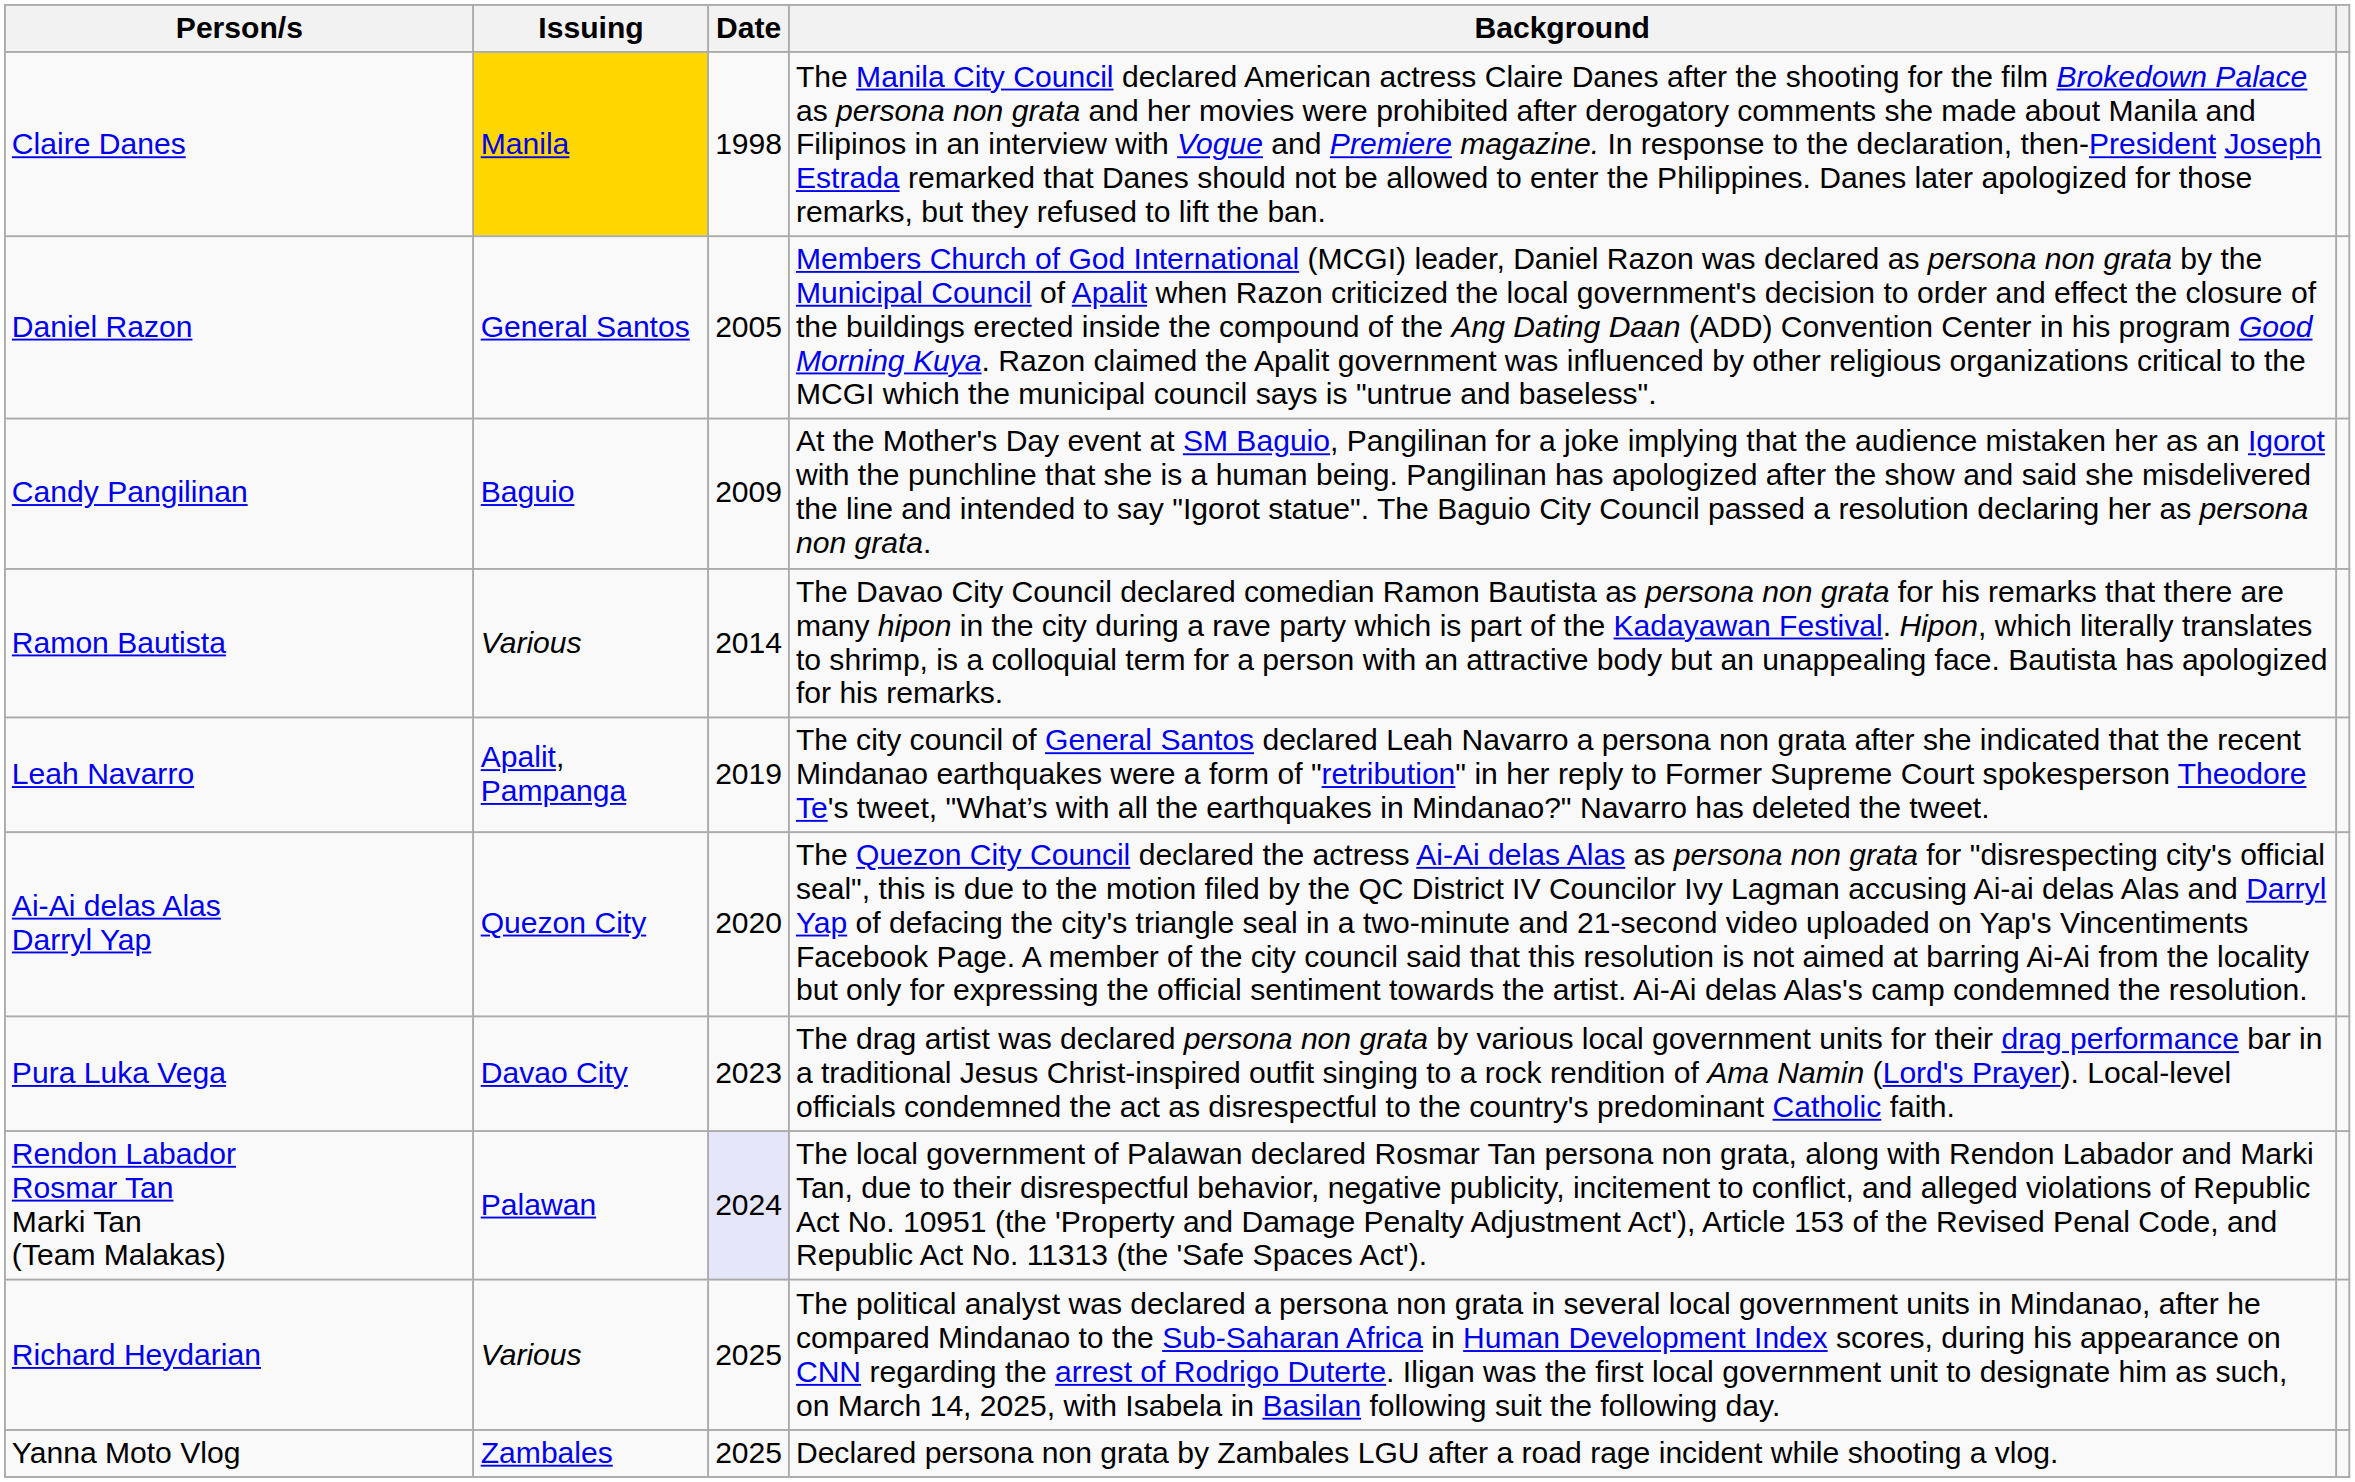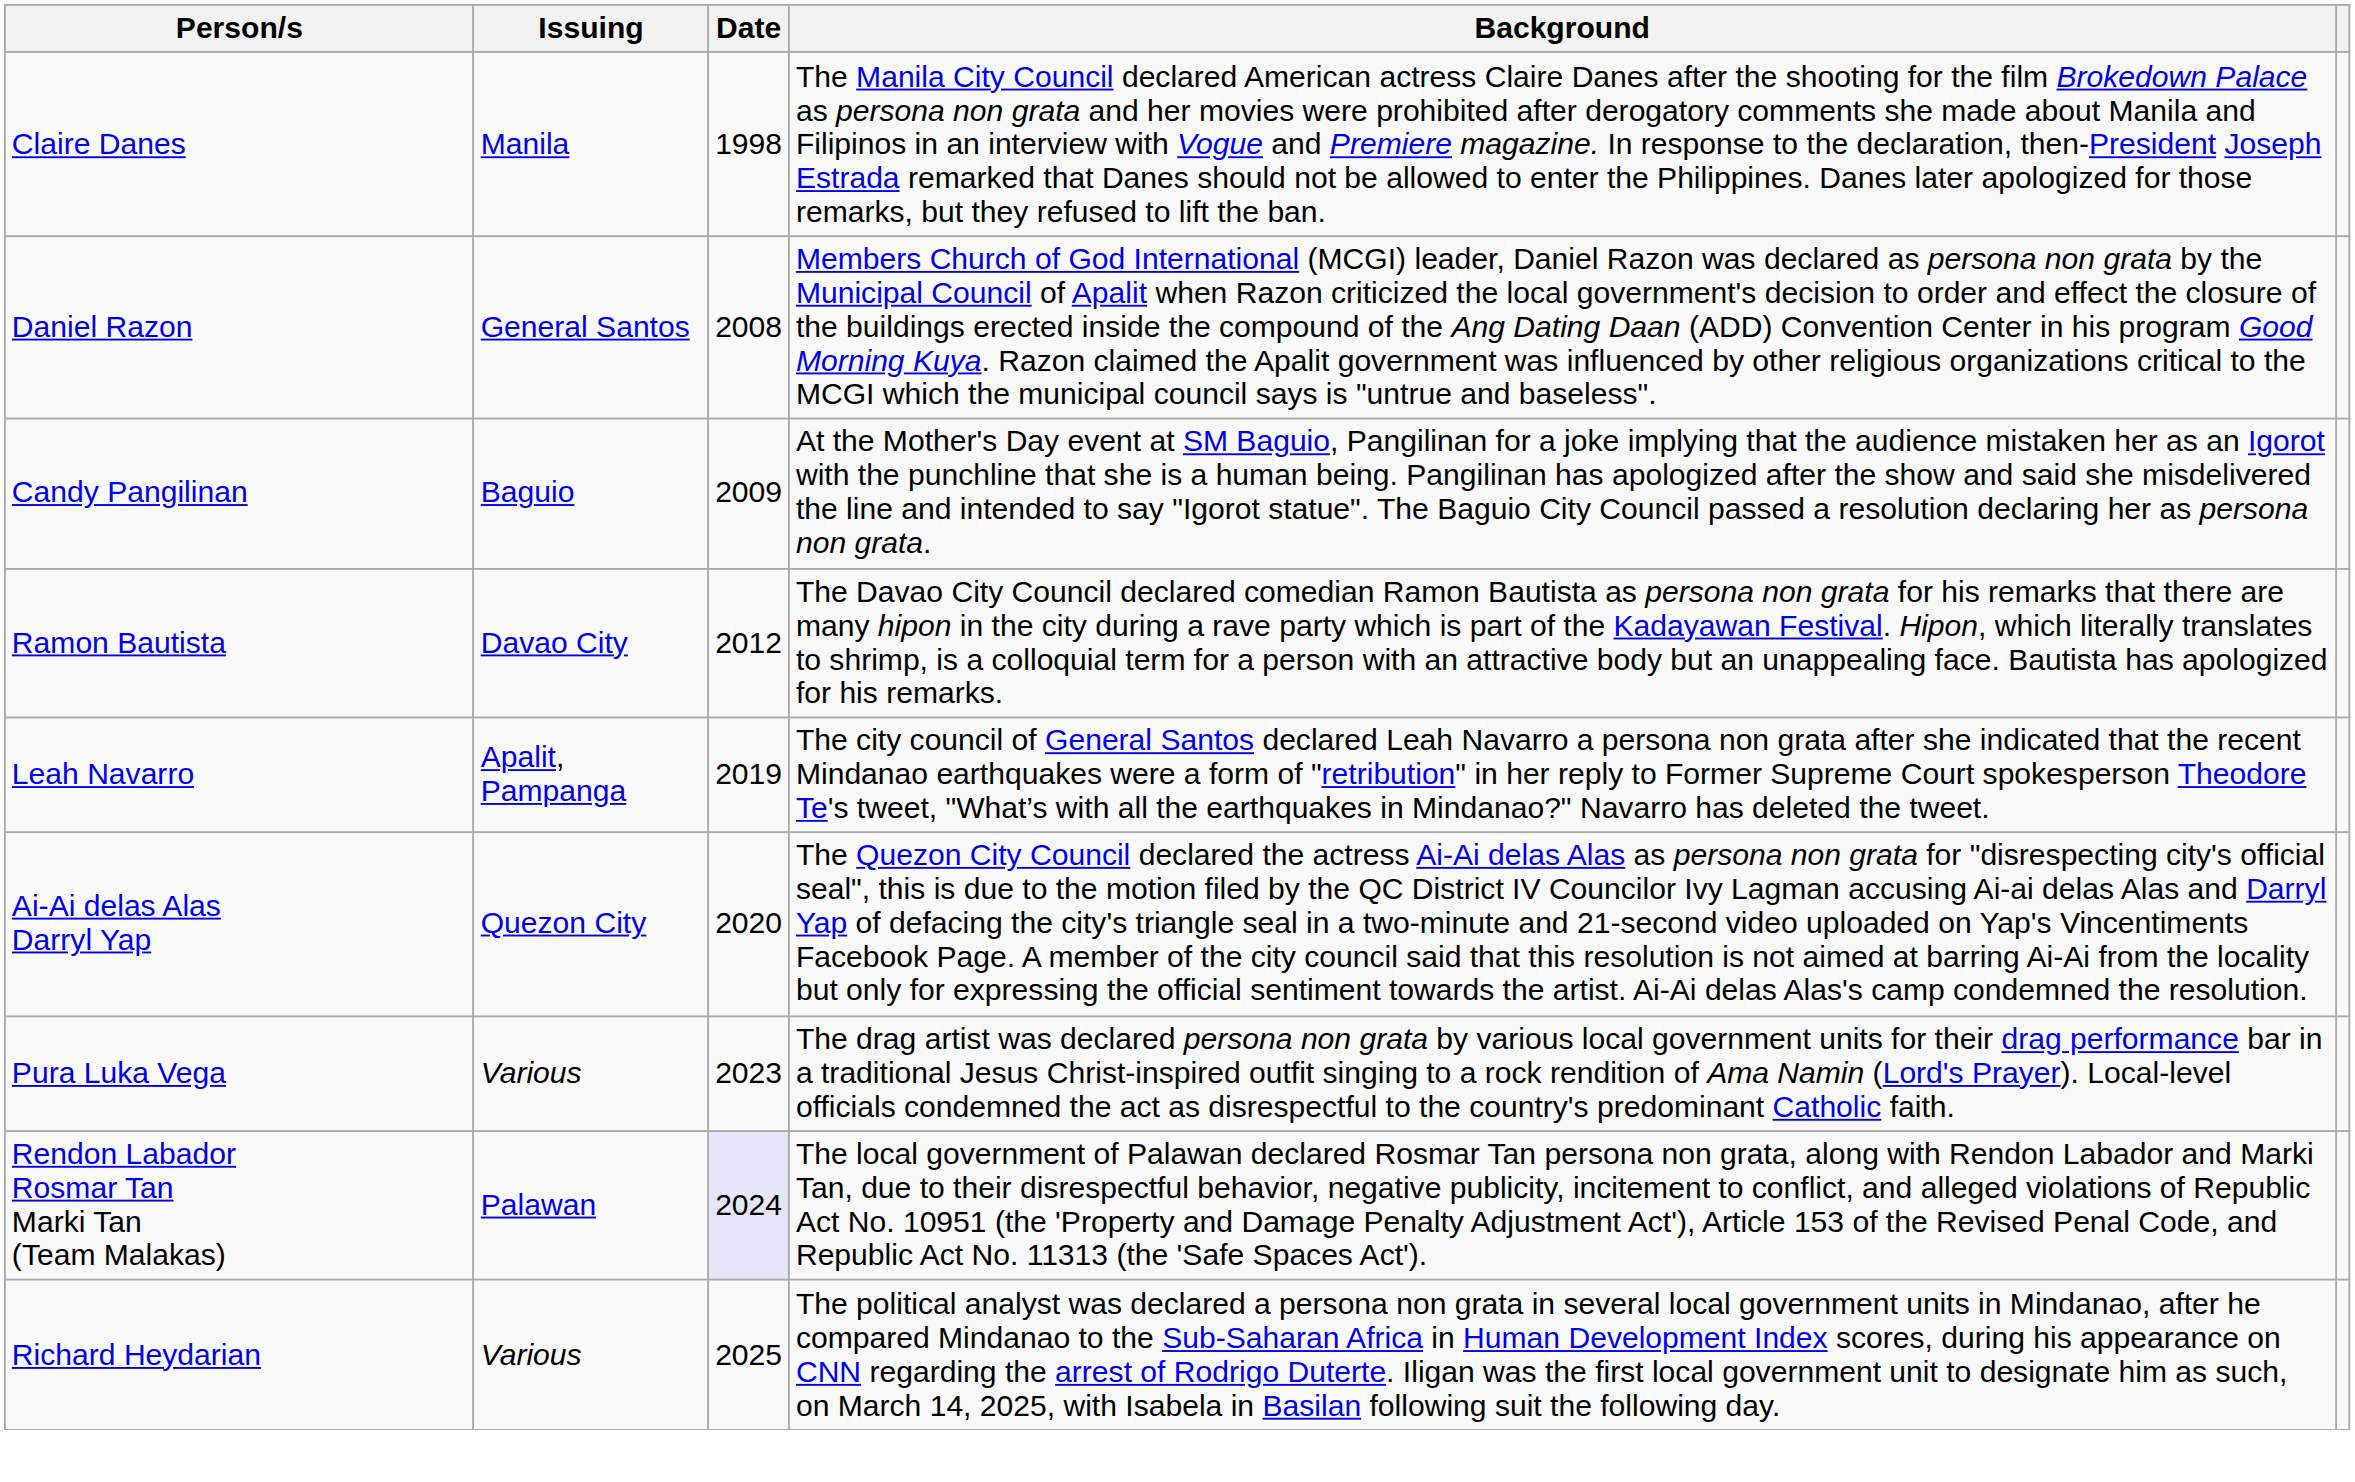(525, 143) gold background -> (525, 143) no background
(749, 326) 2005 -> (749, 326) 2008
(531, 642) Various -> (554, 642) Davao City
(749, 642) 2014 -> (749, 642) 2012
(554, 1072) Davao City -> (531, 1072) Various
- row: (126, 1452)
